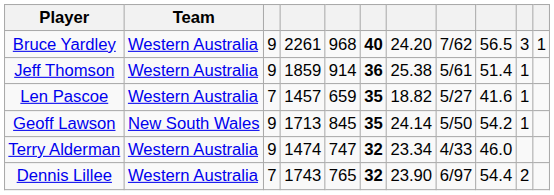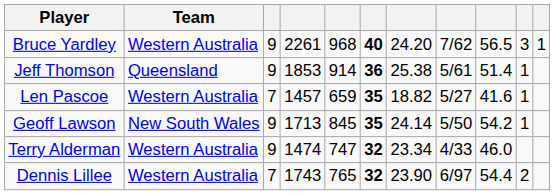(193, 70) Western Australia -> (173, 70) Queensland
(303, 70) 1859 -> (303, 70) 1853
